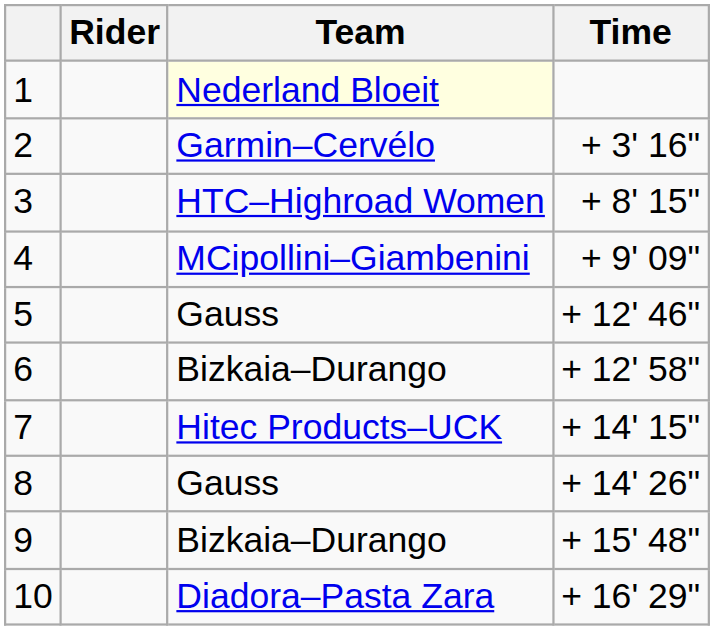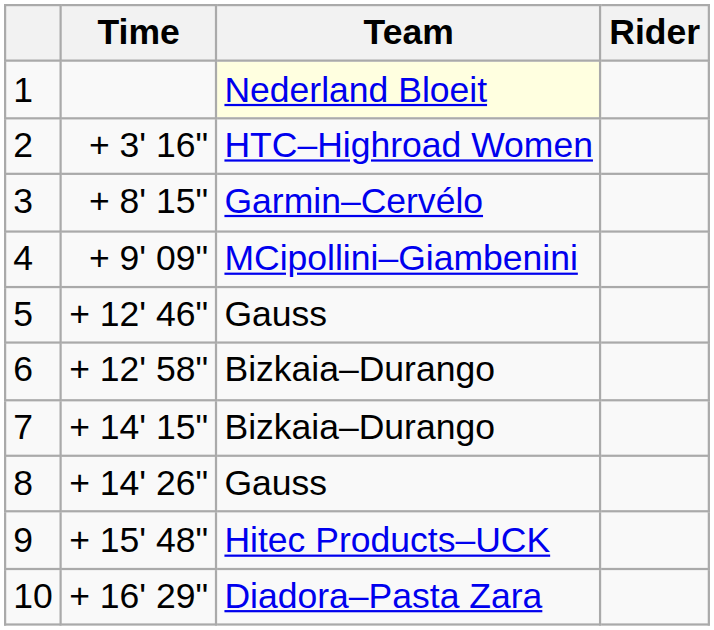columns swapped: (115, 32) <-> (631, 32)
(306, 145) Garmin–Cervélo -> (409, 145) HTC–Highroad Women
(361, 201) HTC–Highroad Women -> (354, 201) Garmin–Cervélo
(339, 426) Hitec Products–UCK -> (360, 426) Bizkaia–Durango
(312, 539) Bizkaia–Durango -> (387, 539) Hitec Products–UCK
